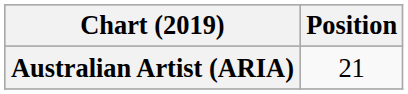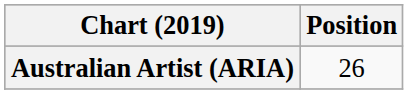(352, 67) 21 -> (352, 67) 26
